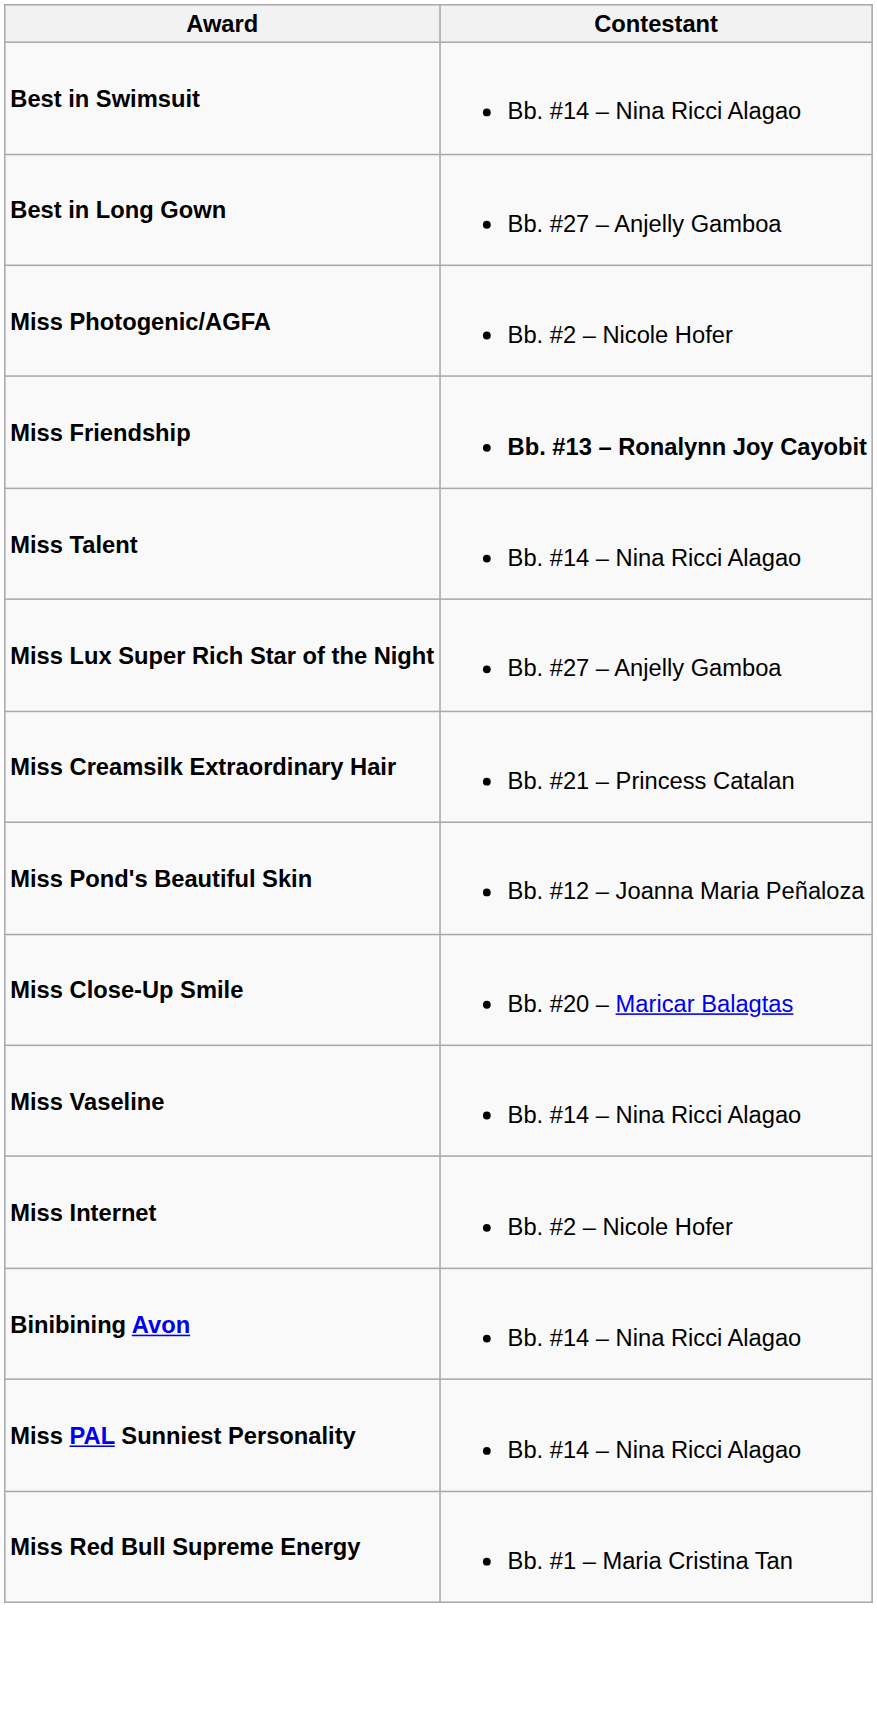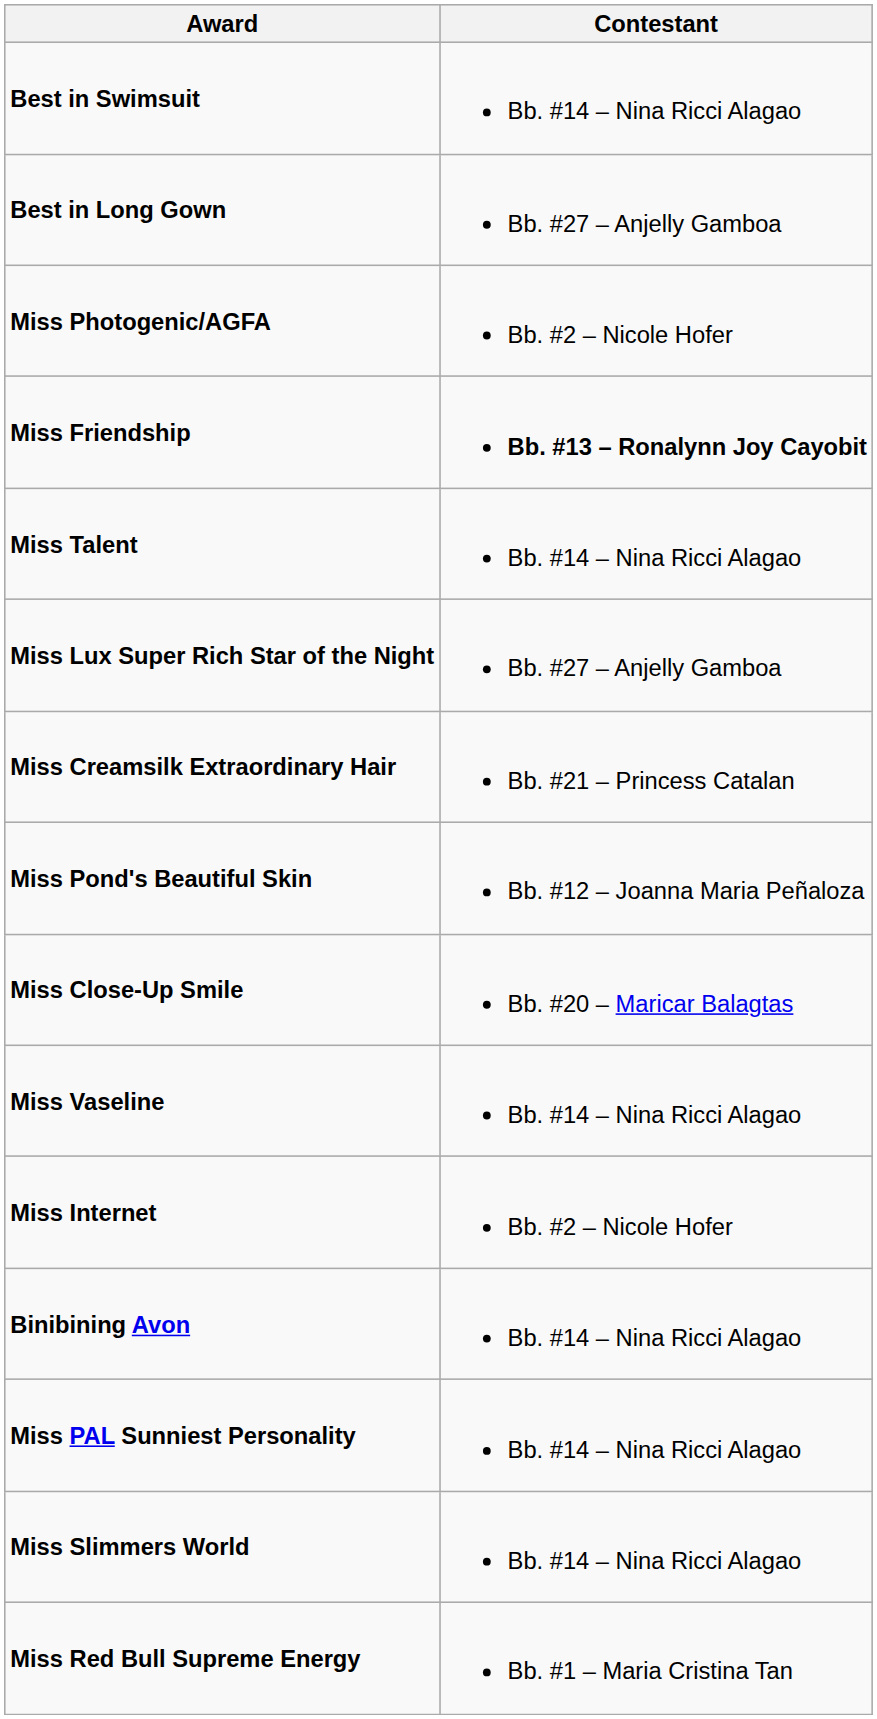+ row: (130, 1547)
